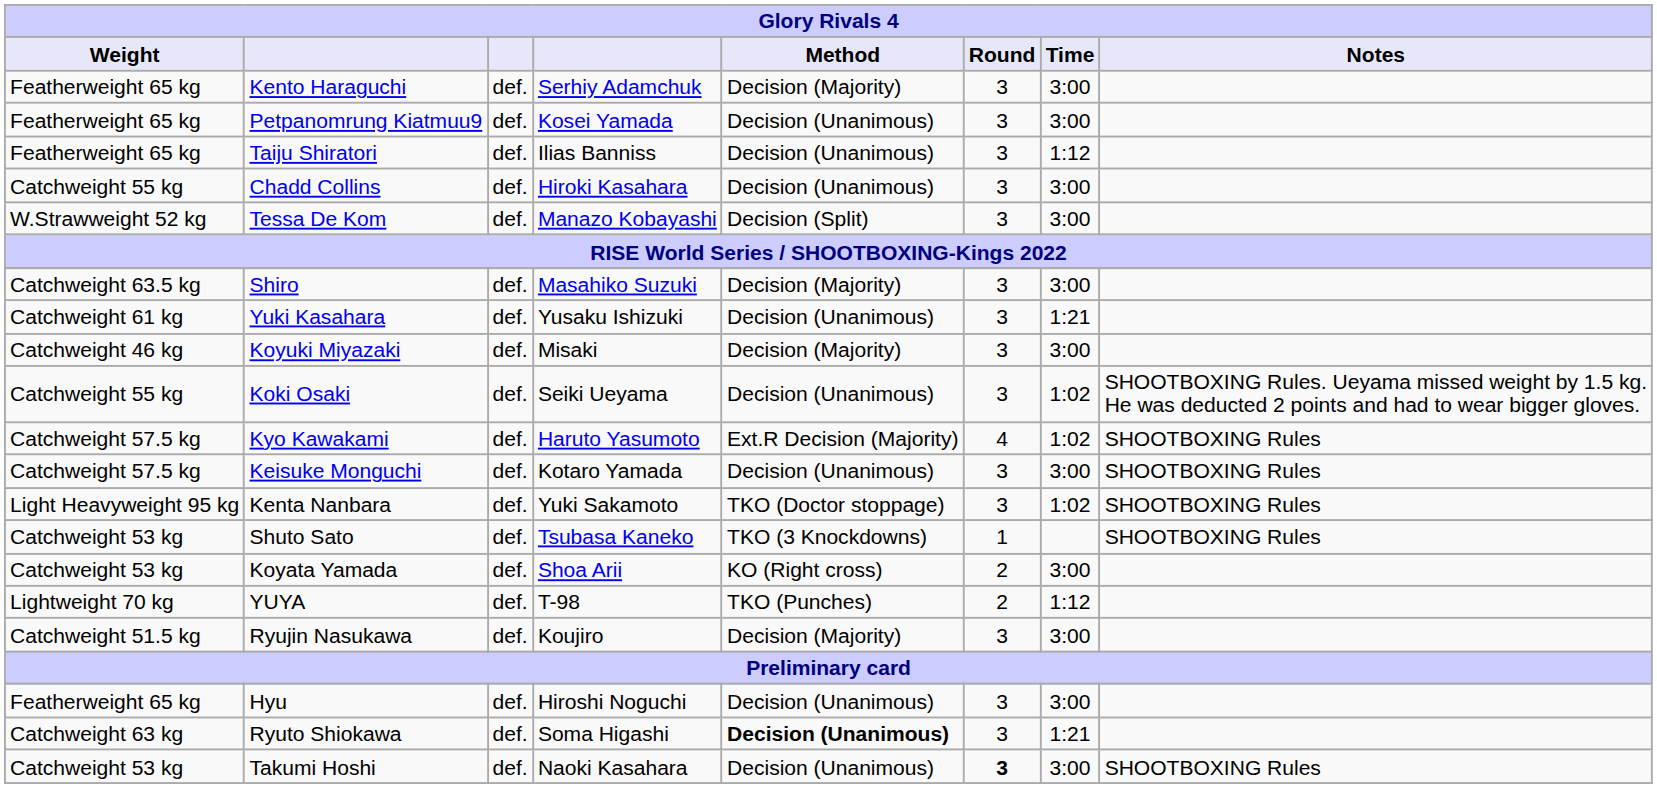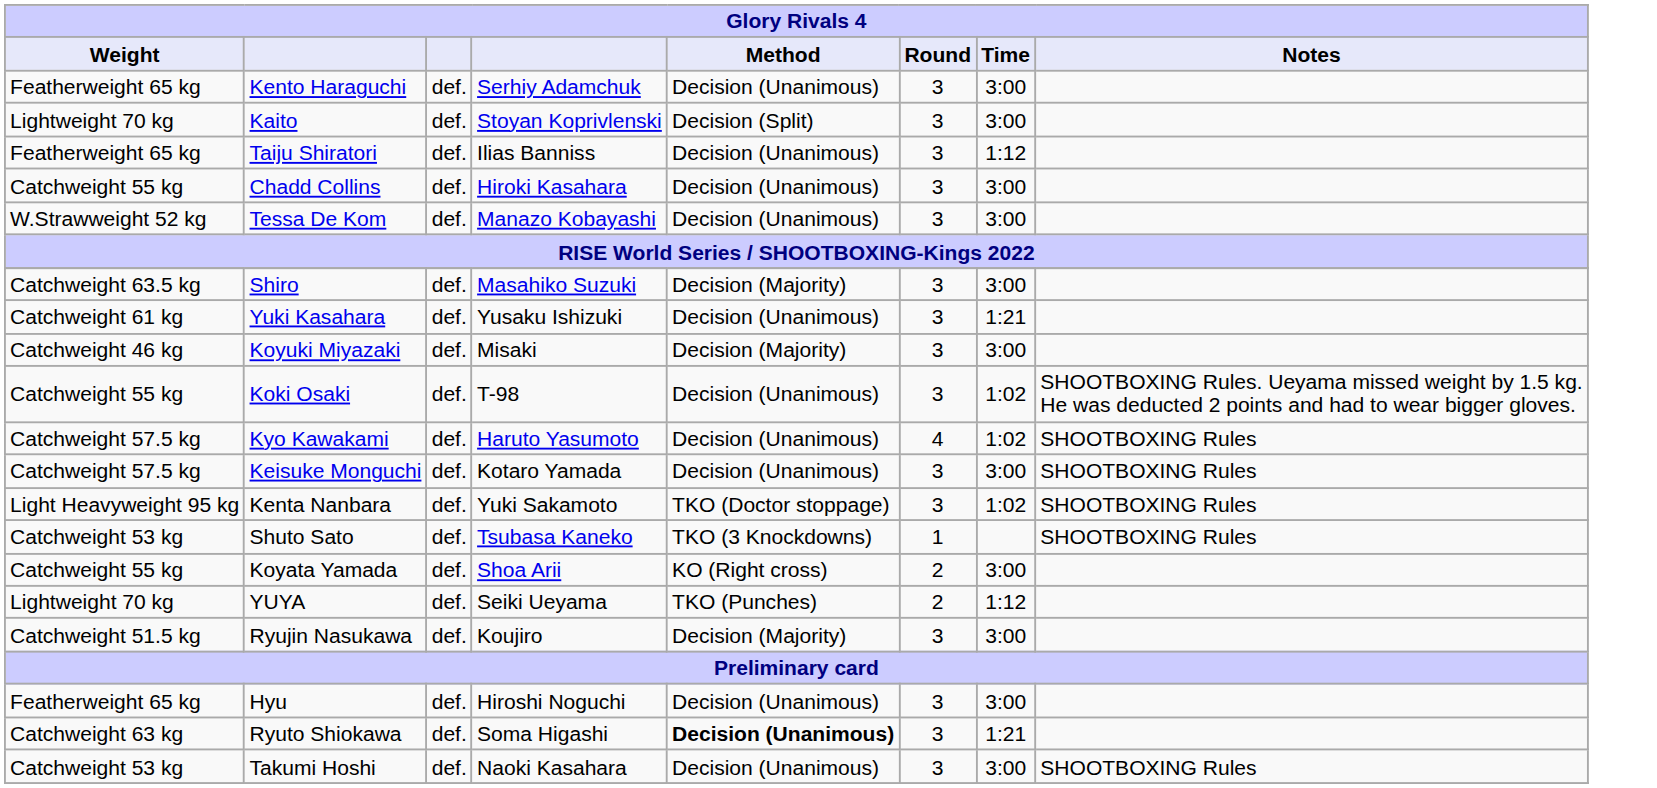(814, 87) Decision (Majority) -> (776, 87) Decision (Unanimous)
+ row: (274, 120)
- row: (366, 120)
(798, 219) Decision (Split) -> (776, 219) Decision (Unanimous)
(603, 394) Seiki Ueyama -> (498, 394) T-98
(843, 438) Ext.R Decision (Majority) -> (776, 438) Decision (Unanimous)
(97, 570) Catchweight 53 kg -> (97, 570) Catchweight 55 kg
(559, 602) T-98 -> (542, 602) Seiki Ueyama
(1002, 767) bold -> (938, 767) normal
